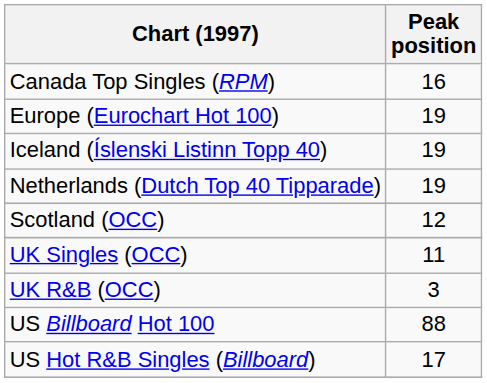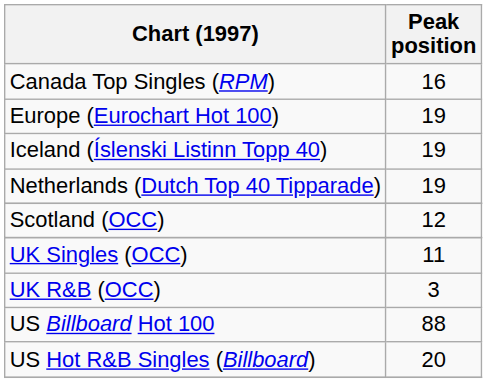(434, 359) 17 -> (434, 359) 20
